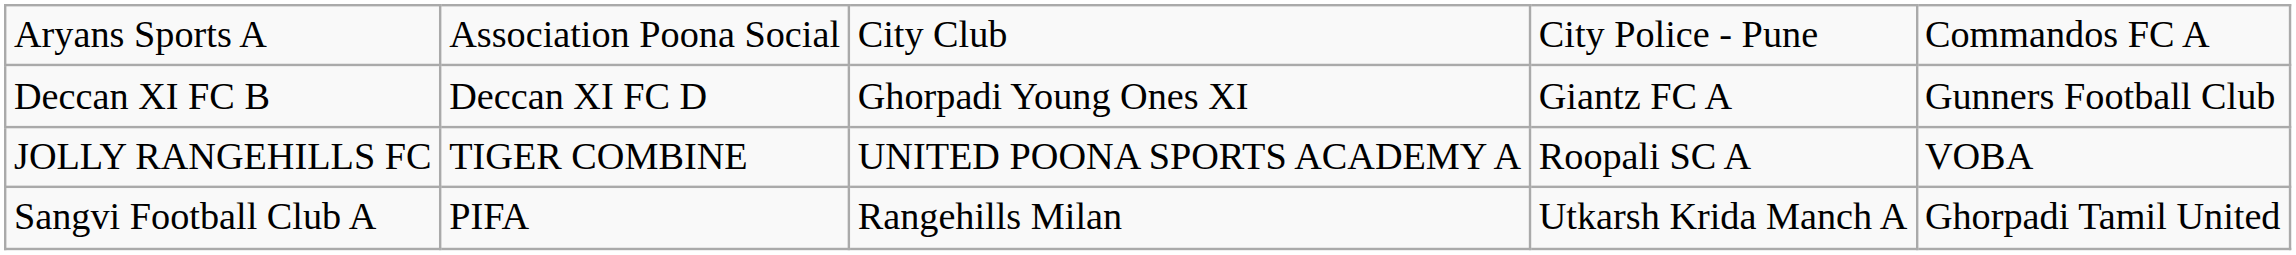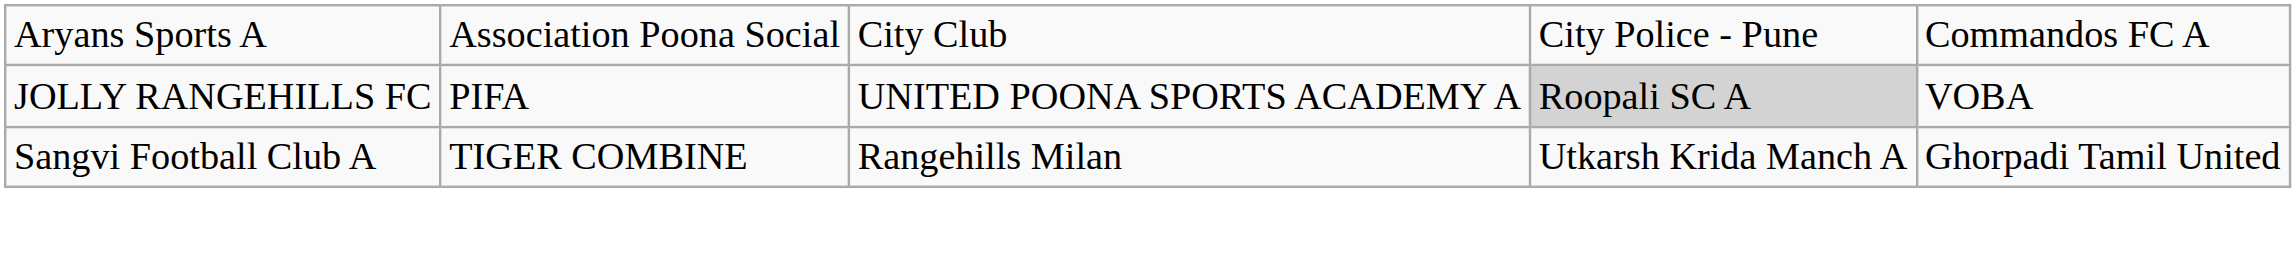- row: (142, 95)
(598, 156) TIGER COMBINE -> (489, 95) PIFA
(1645, 156) no background -> (1645, 95) lightgrey background
(489, 216) PIFA -> (598, 156) TIGER COMBINE
